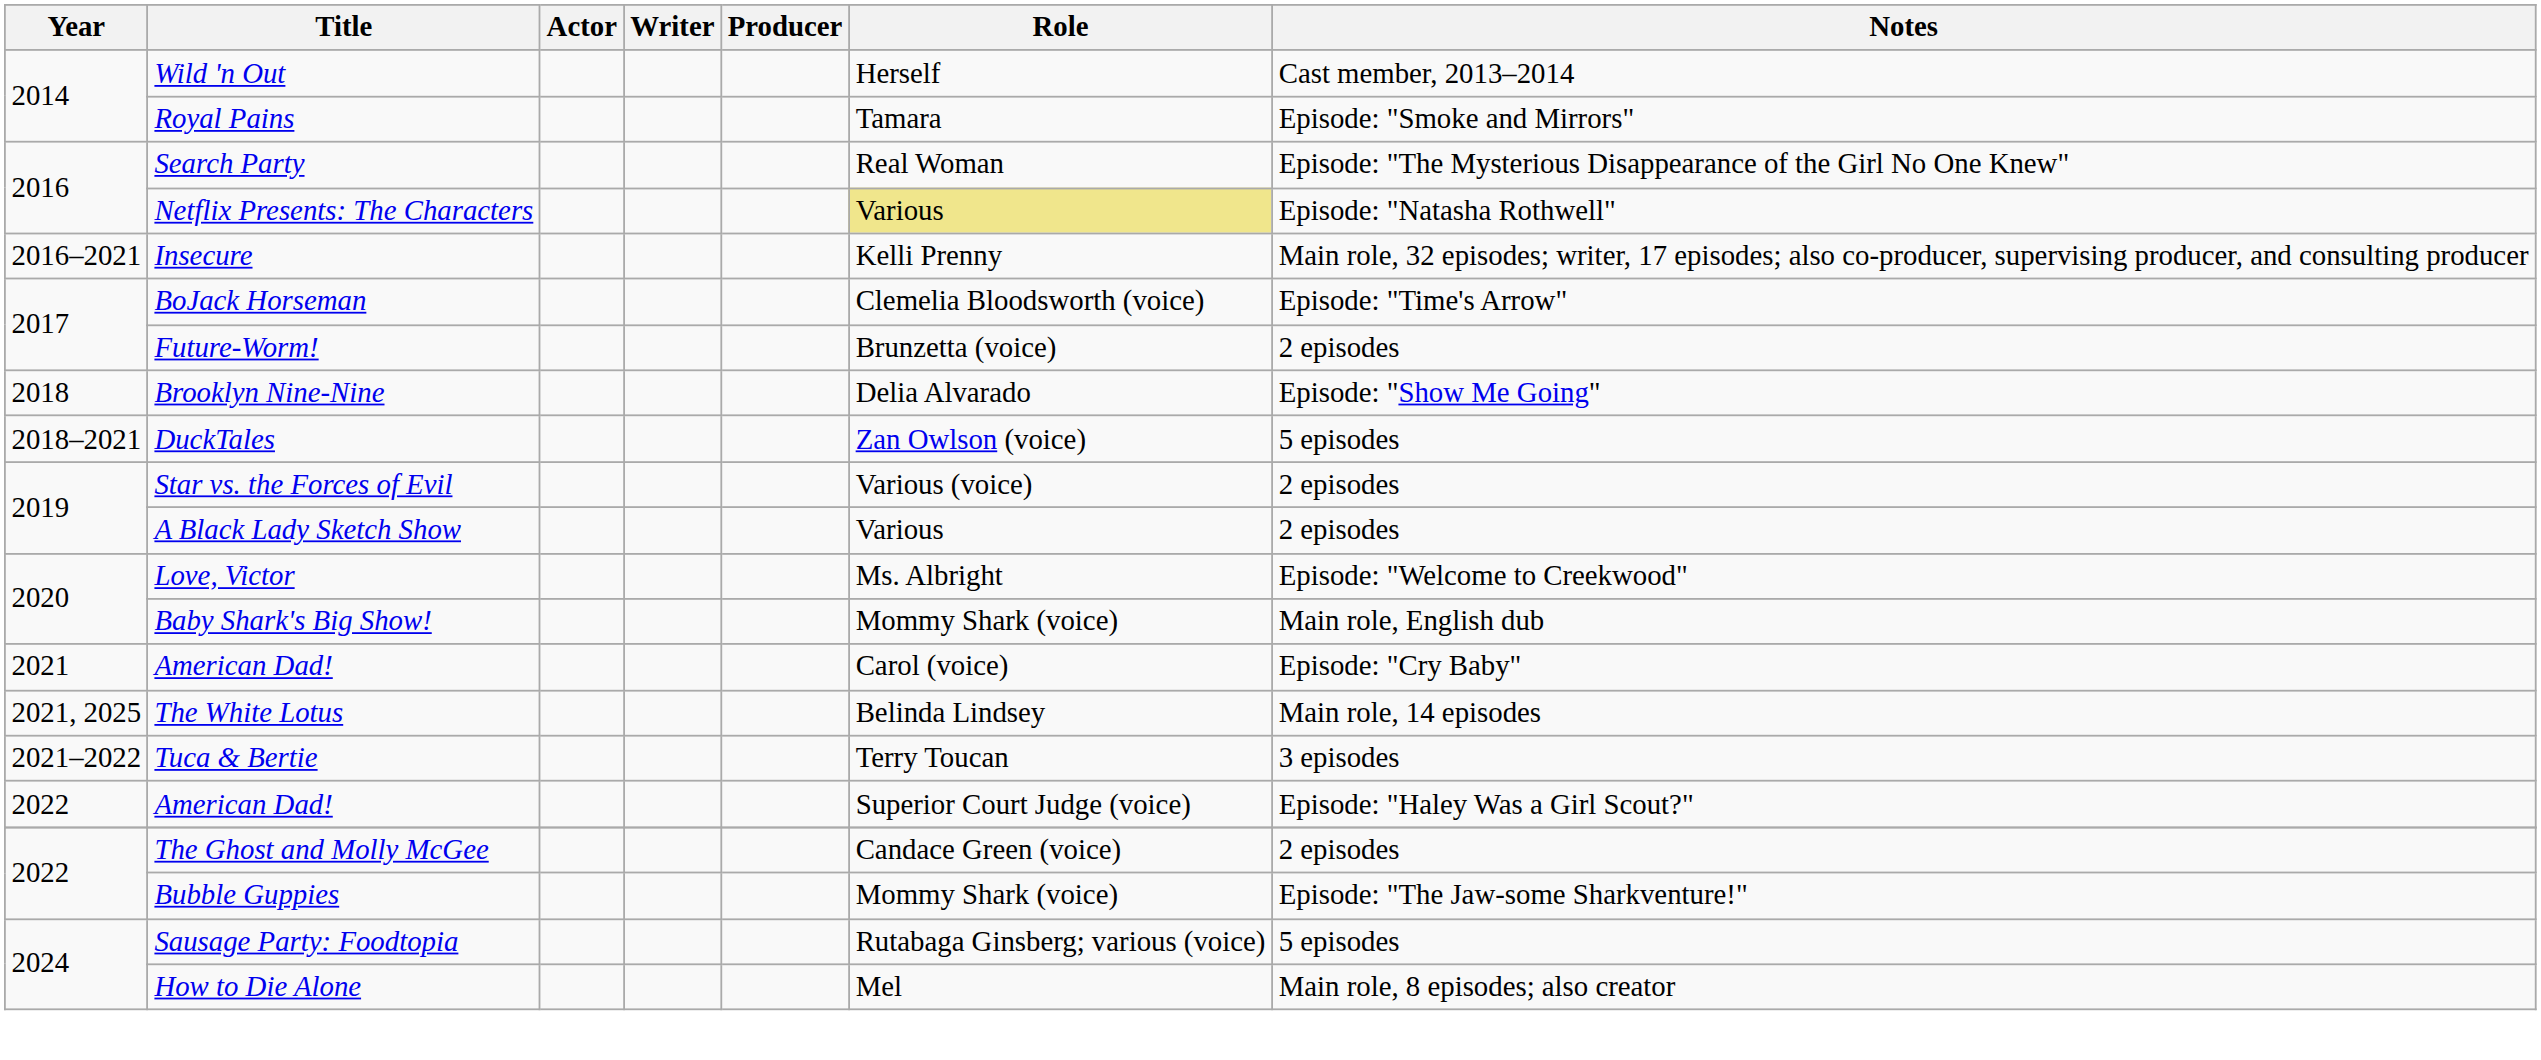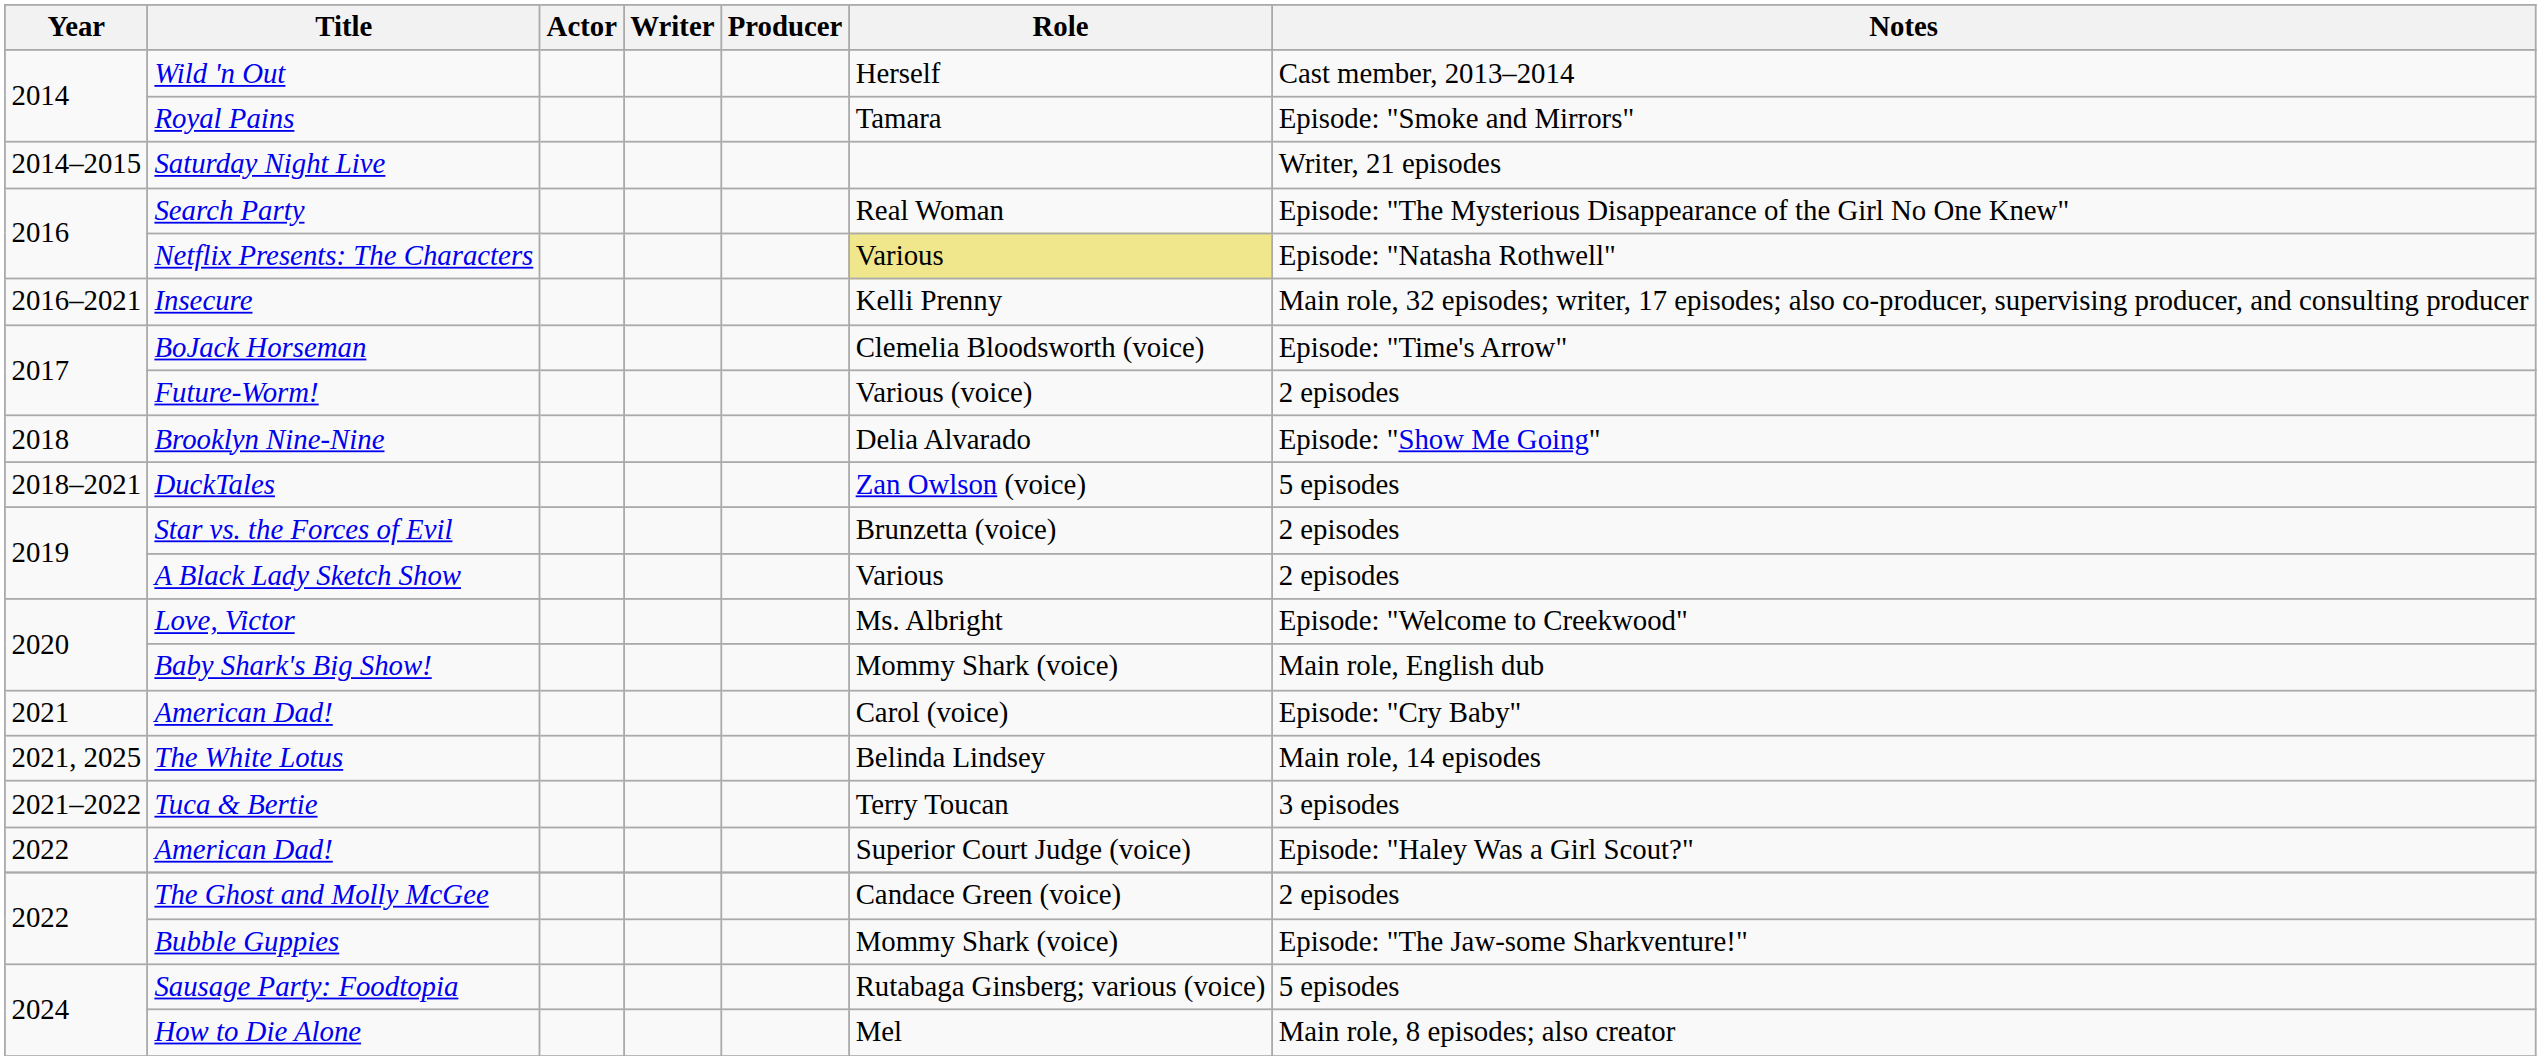+ row: (76, 164)
(956, 347) Brunzetta (voice) -> (944, 392) Various (voice)
(944, 484) Various (voice) -> (956, 529) Brunzetta (voice)
